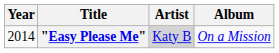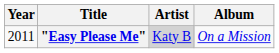(21, 36) 2014 -> (21, 36) 2011
